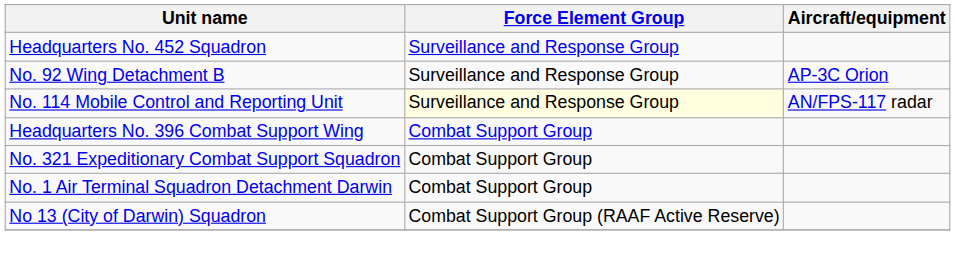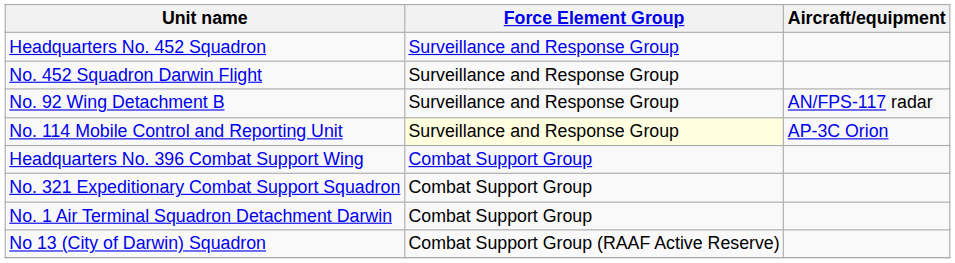+ row: (136, 74)
(838, 74) AP-3C Orion -> (860, 103) AN/FPS-117 radar
(860, 103) AN/FPS-117 radar -> (838, 131) AP-3C Orion
